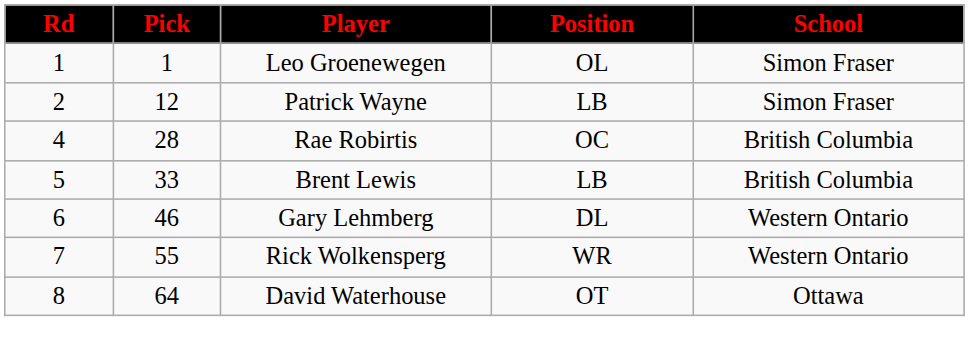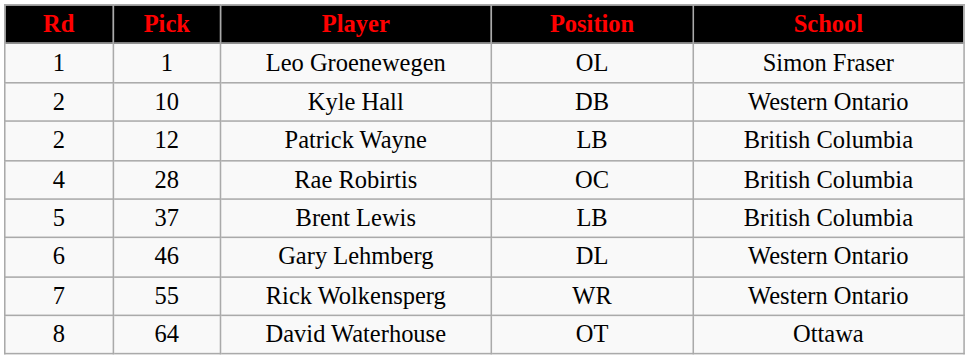+ row: (356, 101)
(828, 101) Simon Fraser -> (828, 140) British Columbia
(167, 179) 33 -> (167, 218) 37
